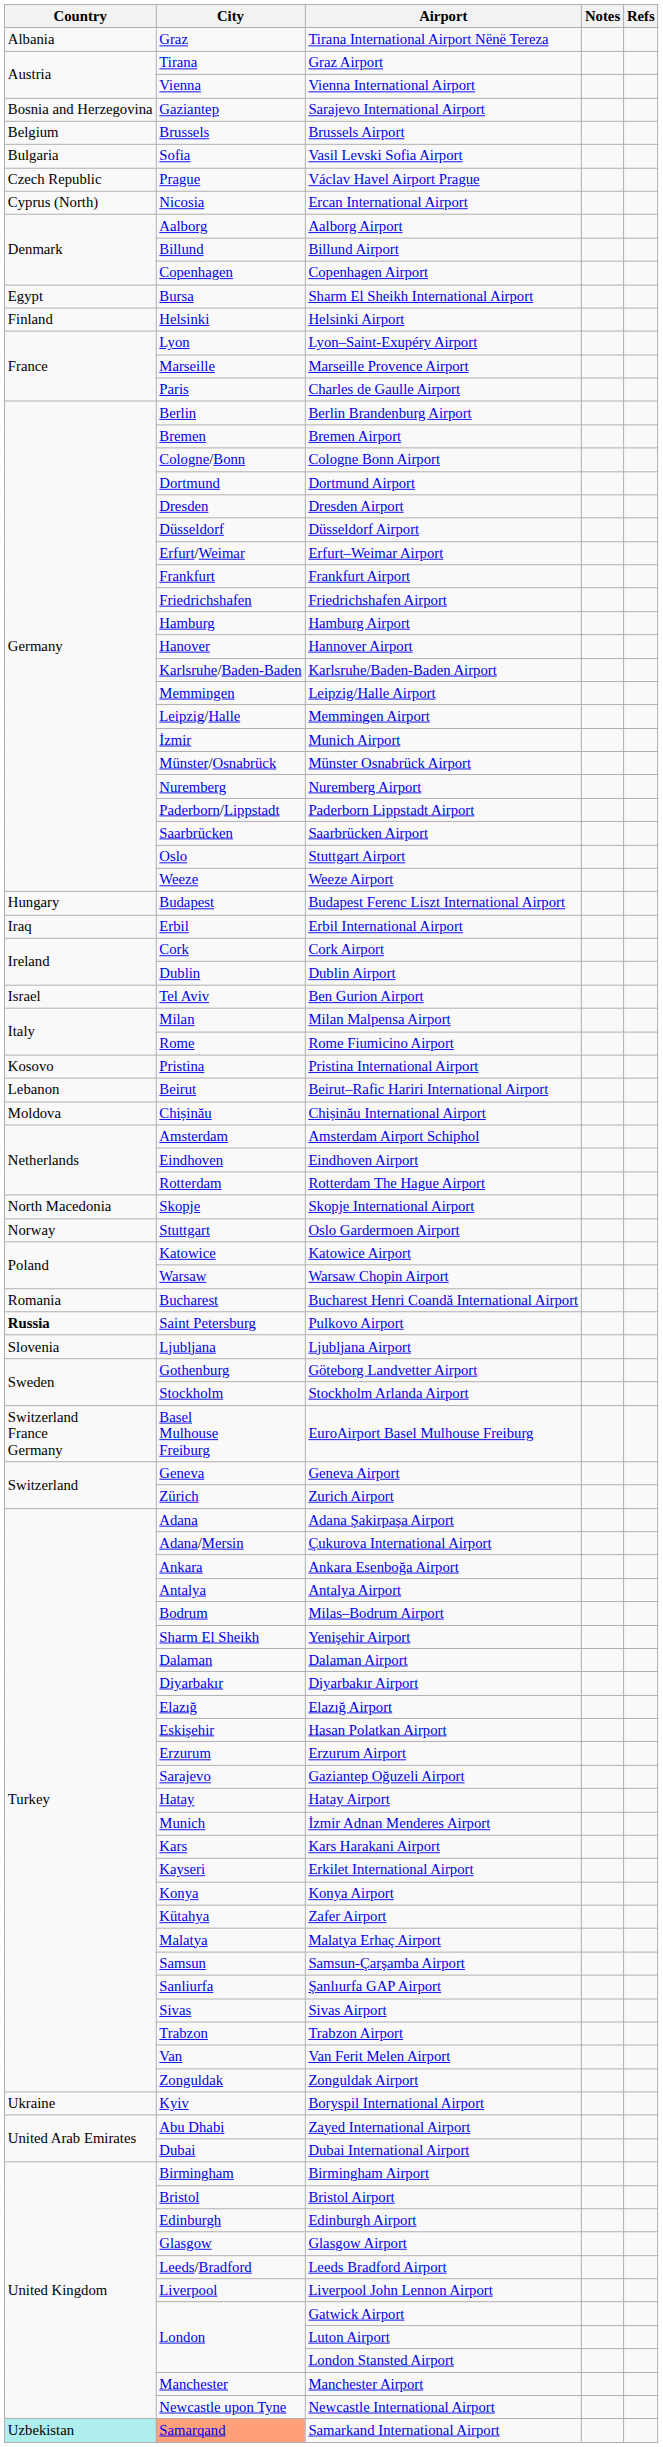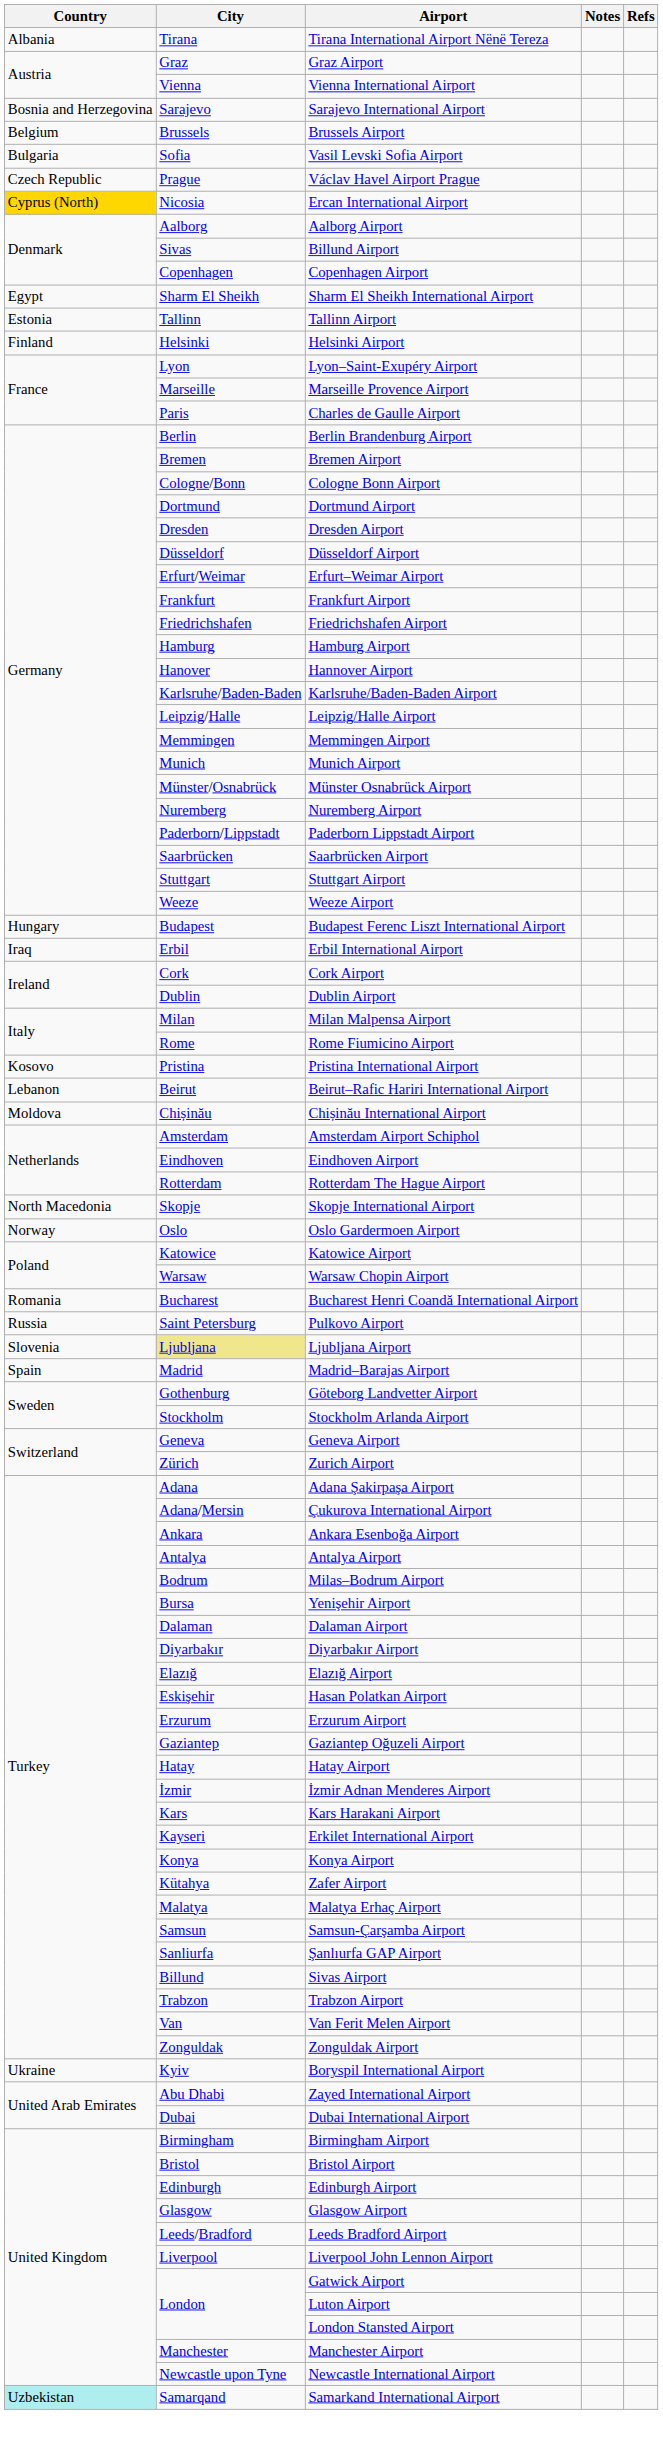(174, 39) Graz -> (178, 39) Tirana
(178, 62) Tirana -> (174, 62) Graz
(189, 109) Gaziantep -> (185, 109) Sarajevo
(53, 202) no background -> (53, 202) gold background
(181, 249) Billund -> (175, 249) Sivas
(177, 296) Bursa -> (209, 296) Sharm El Sheikh
+ row: (352, 319)
(197, 693) Memmingen -> (200, 716) Leipzig/Halle
(200, 716) Leipzig/Halle -> (197, 739) Memmingen
(175, 739) İzmir -> (182, 763) Munich
(173, 856) Oslo -> (185, 879) Stuttgart
- row: (366, 996)
(185, 1230) Stuttgart -> (173, 1230) Oslo
(29, 1323) bold -> (27, 1323) normal
(188, 1346) no background -> (188, 1346) khaki background
+ row: (379, 1370)
- row: (421, 1433)
(209, 1636) Sharm El Sheikh -> (177, 1603) Bursa
(185, 1776) Sarajevo -> (189, 1743) Gaziantep
(182, 1823) Munich -> (175, 1790) İzmir
(175, 2010) Sivas -> (181, 1977) Billund
(192, 2430) lightsalmon background -> (192, 2397) no background
